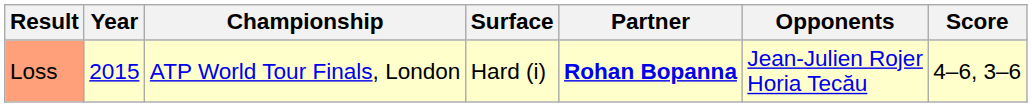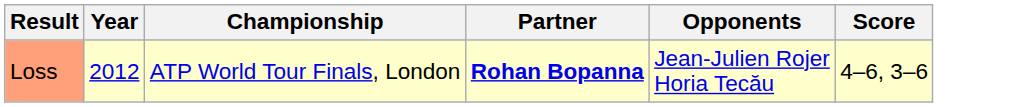- column: (512, 22)
(114, 70) 2015 -> (114, 70) 2012
